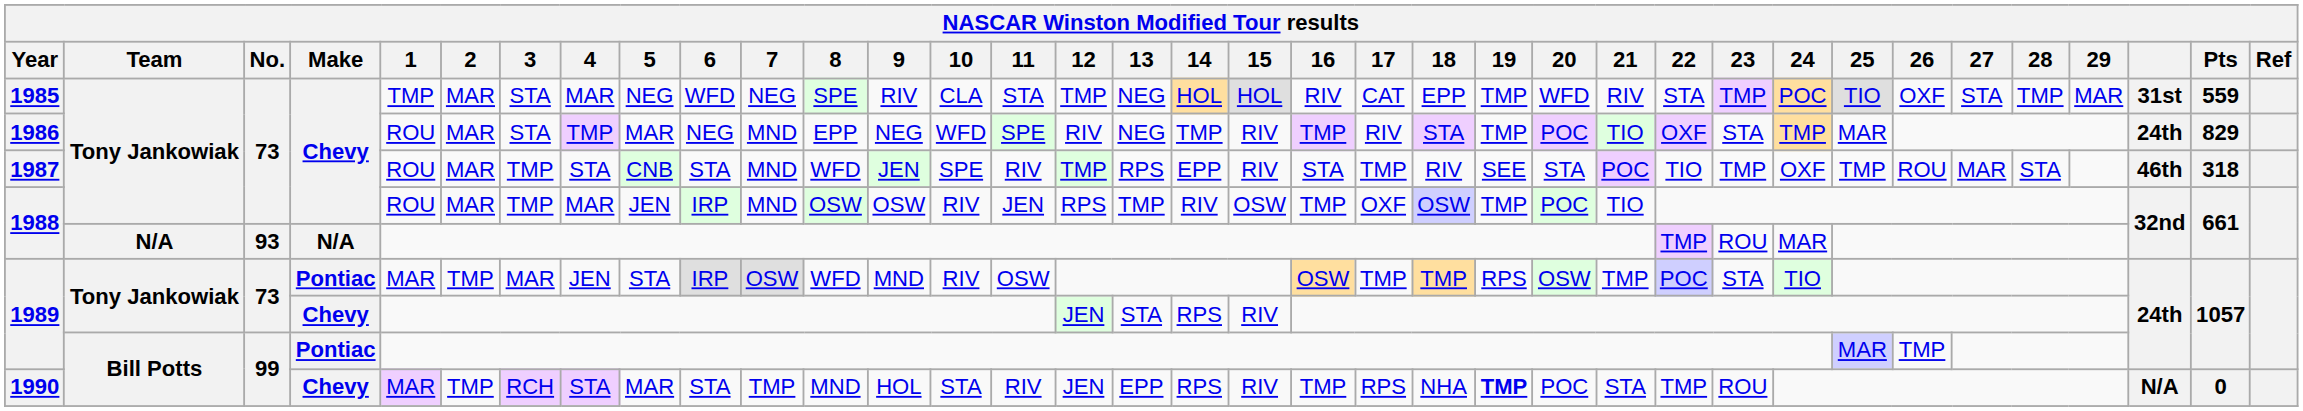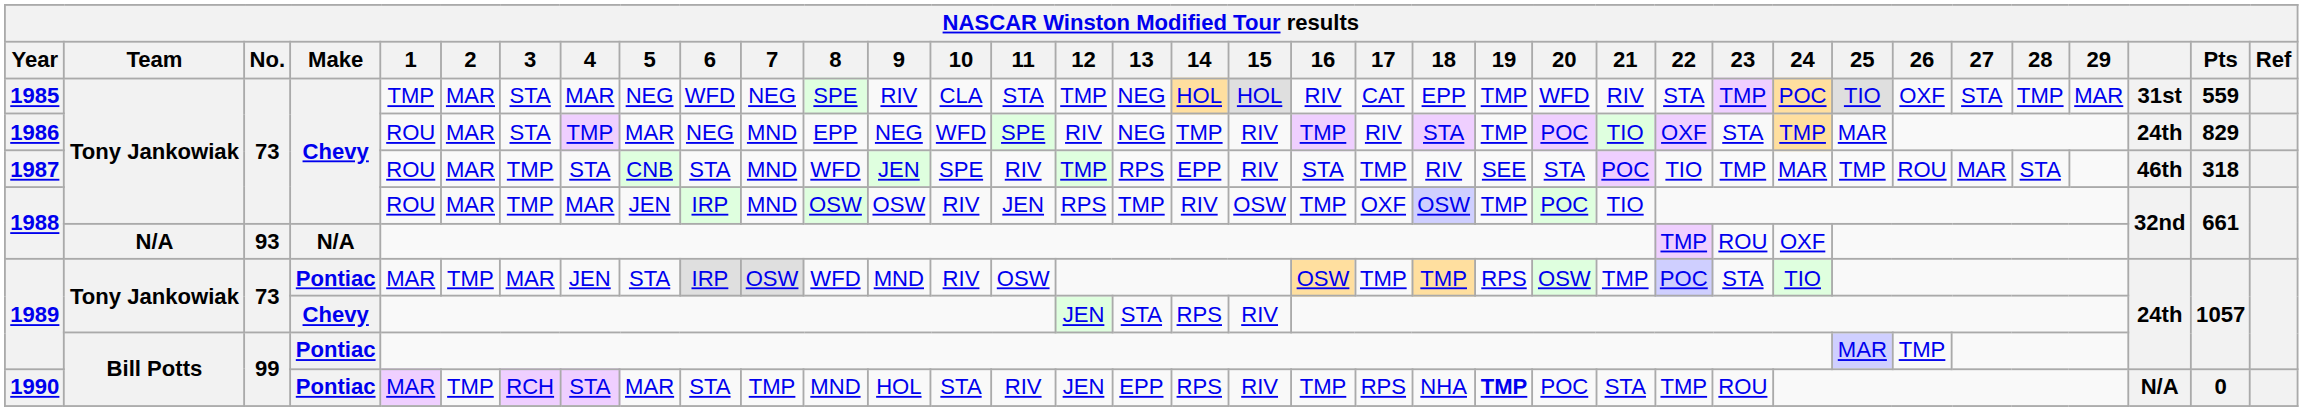(1803, 169) OXF -> (1803, 169) MAR
(1803, 242) MAR -> (1803, 242) OXF
(336, 387) Chevy -> (336, 387) Pontiac
